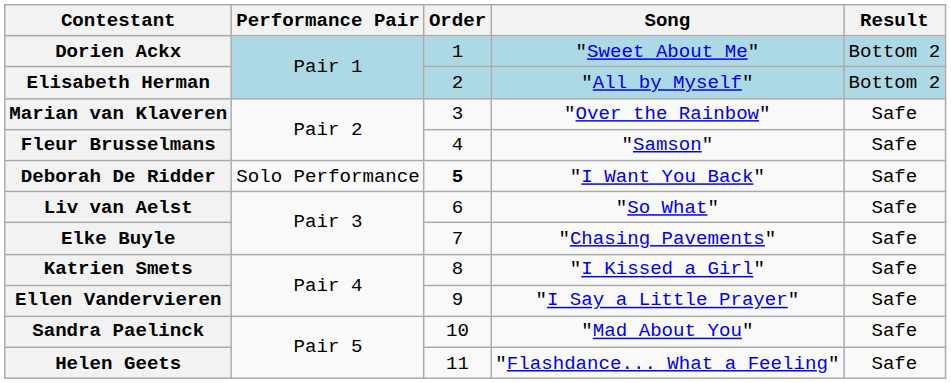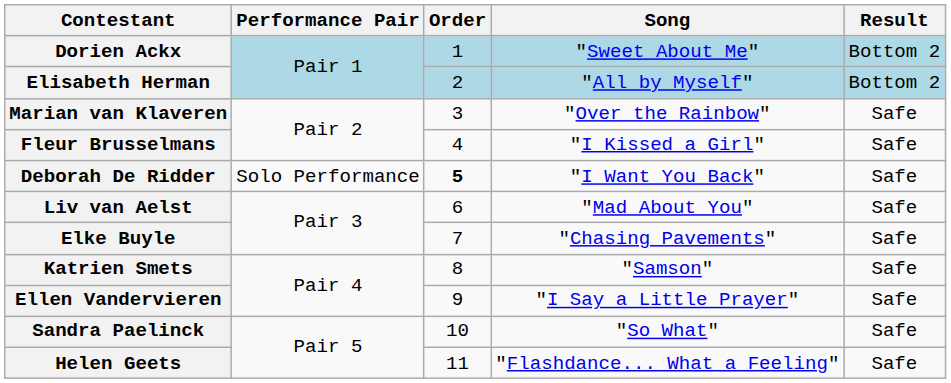(667, 145) "Samson" -> (667, 145) "I Kissed a Girl"
(667, 207) "So What" -> (667, 207) "Mad About You"
(667, 269) "I Kissed a Girl" -> (667, 269) "Samson"
(667, 332) "Mad About You" -> (667, 332) "So What"
